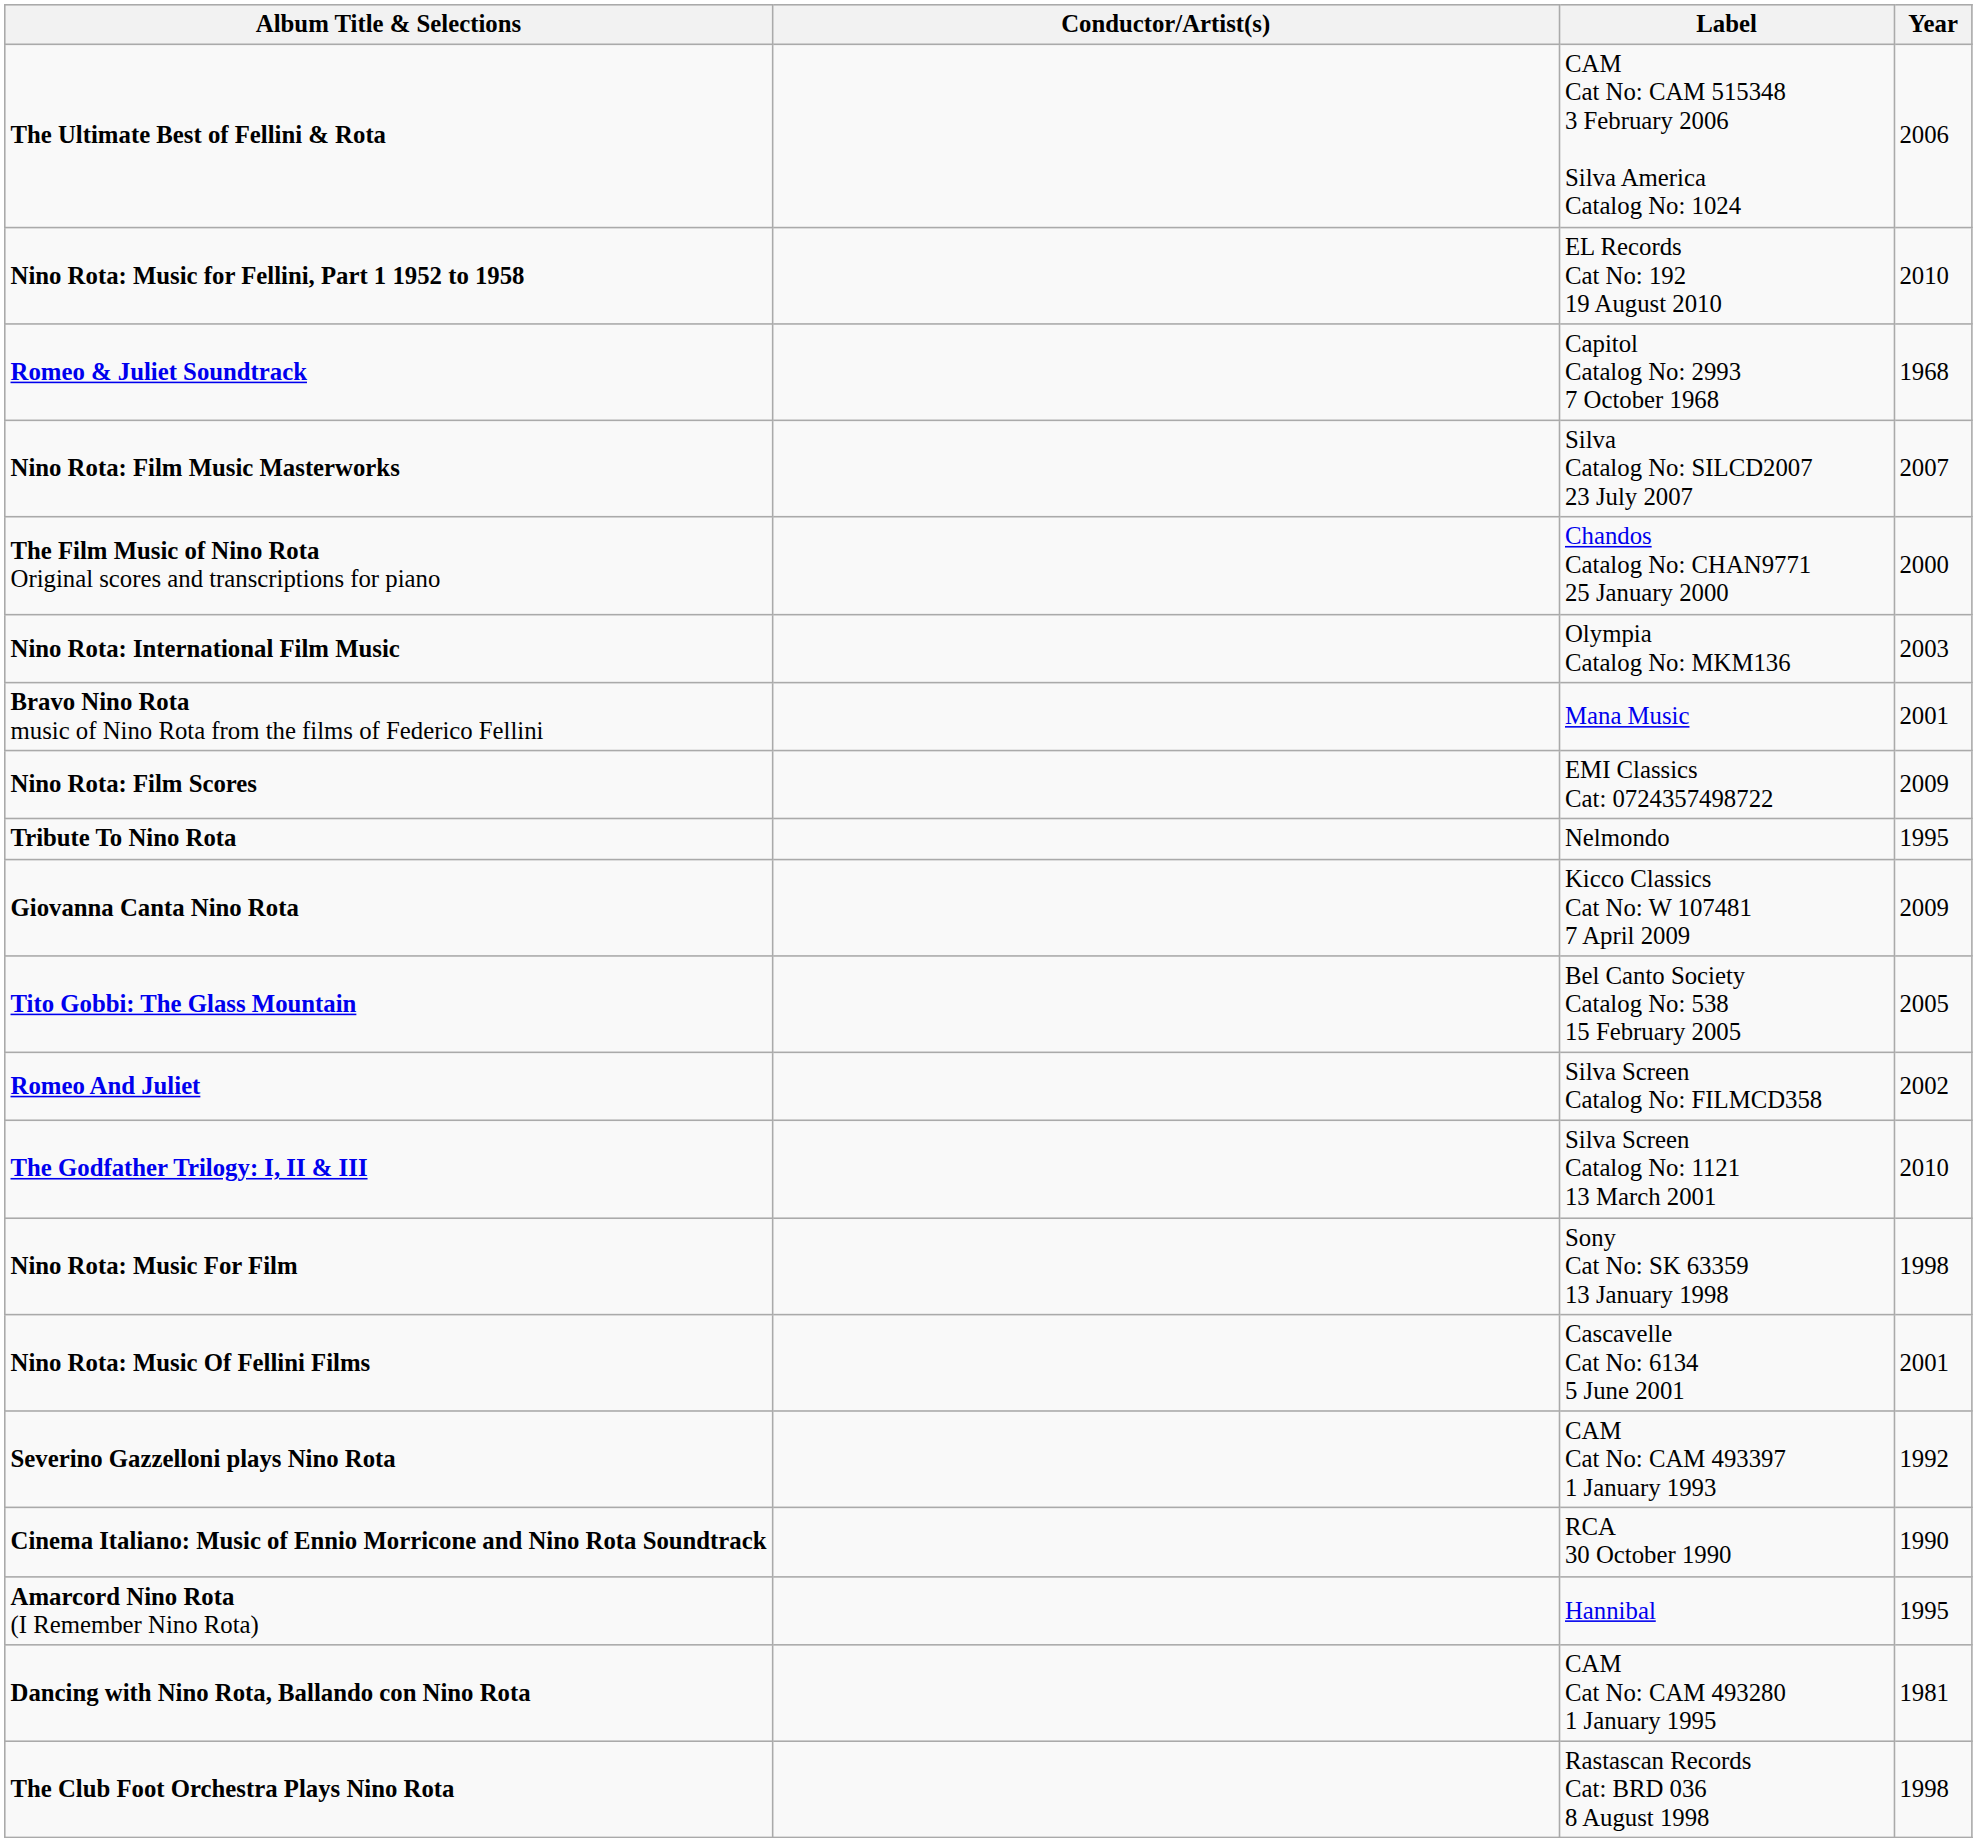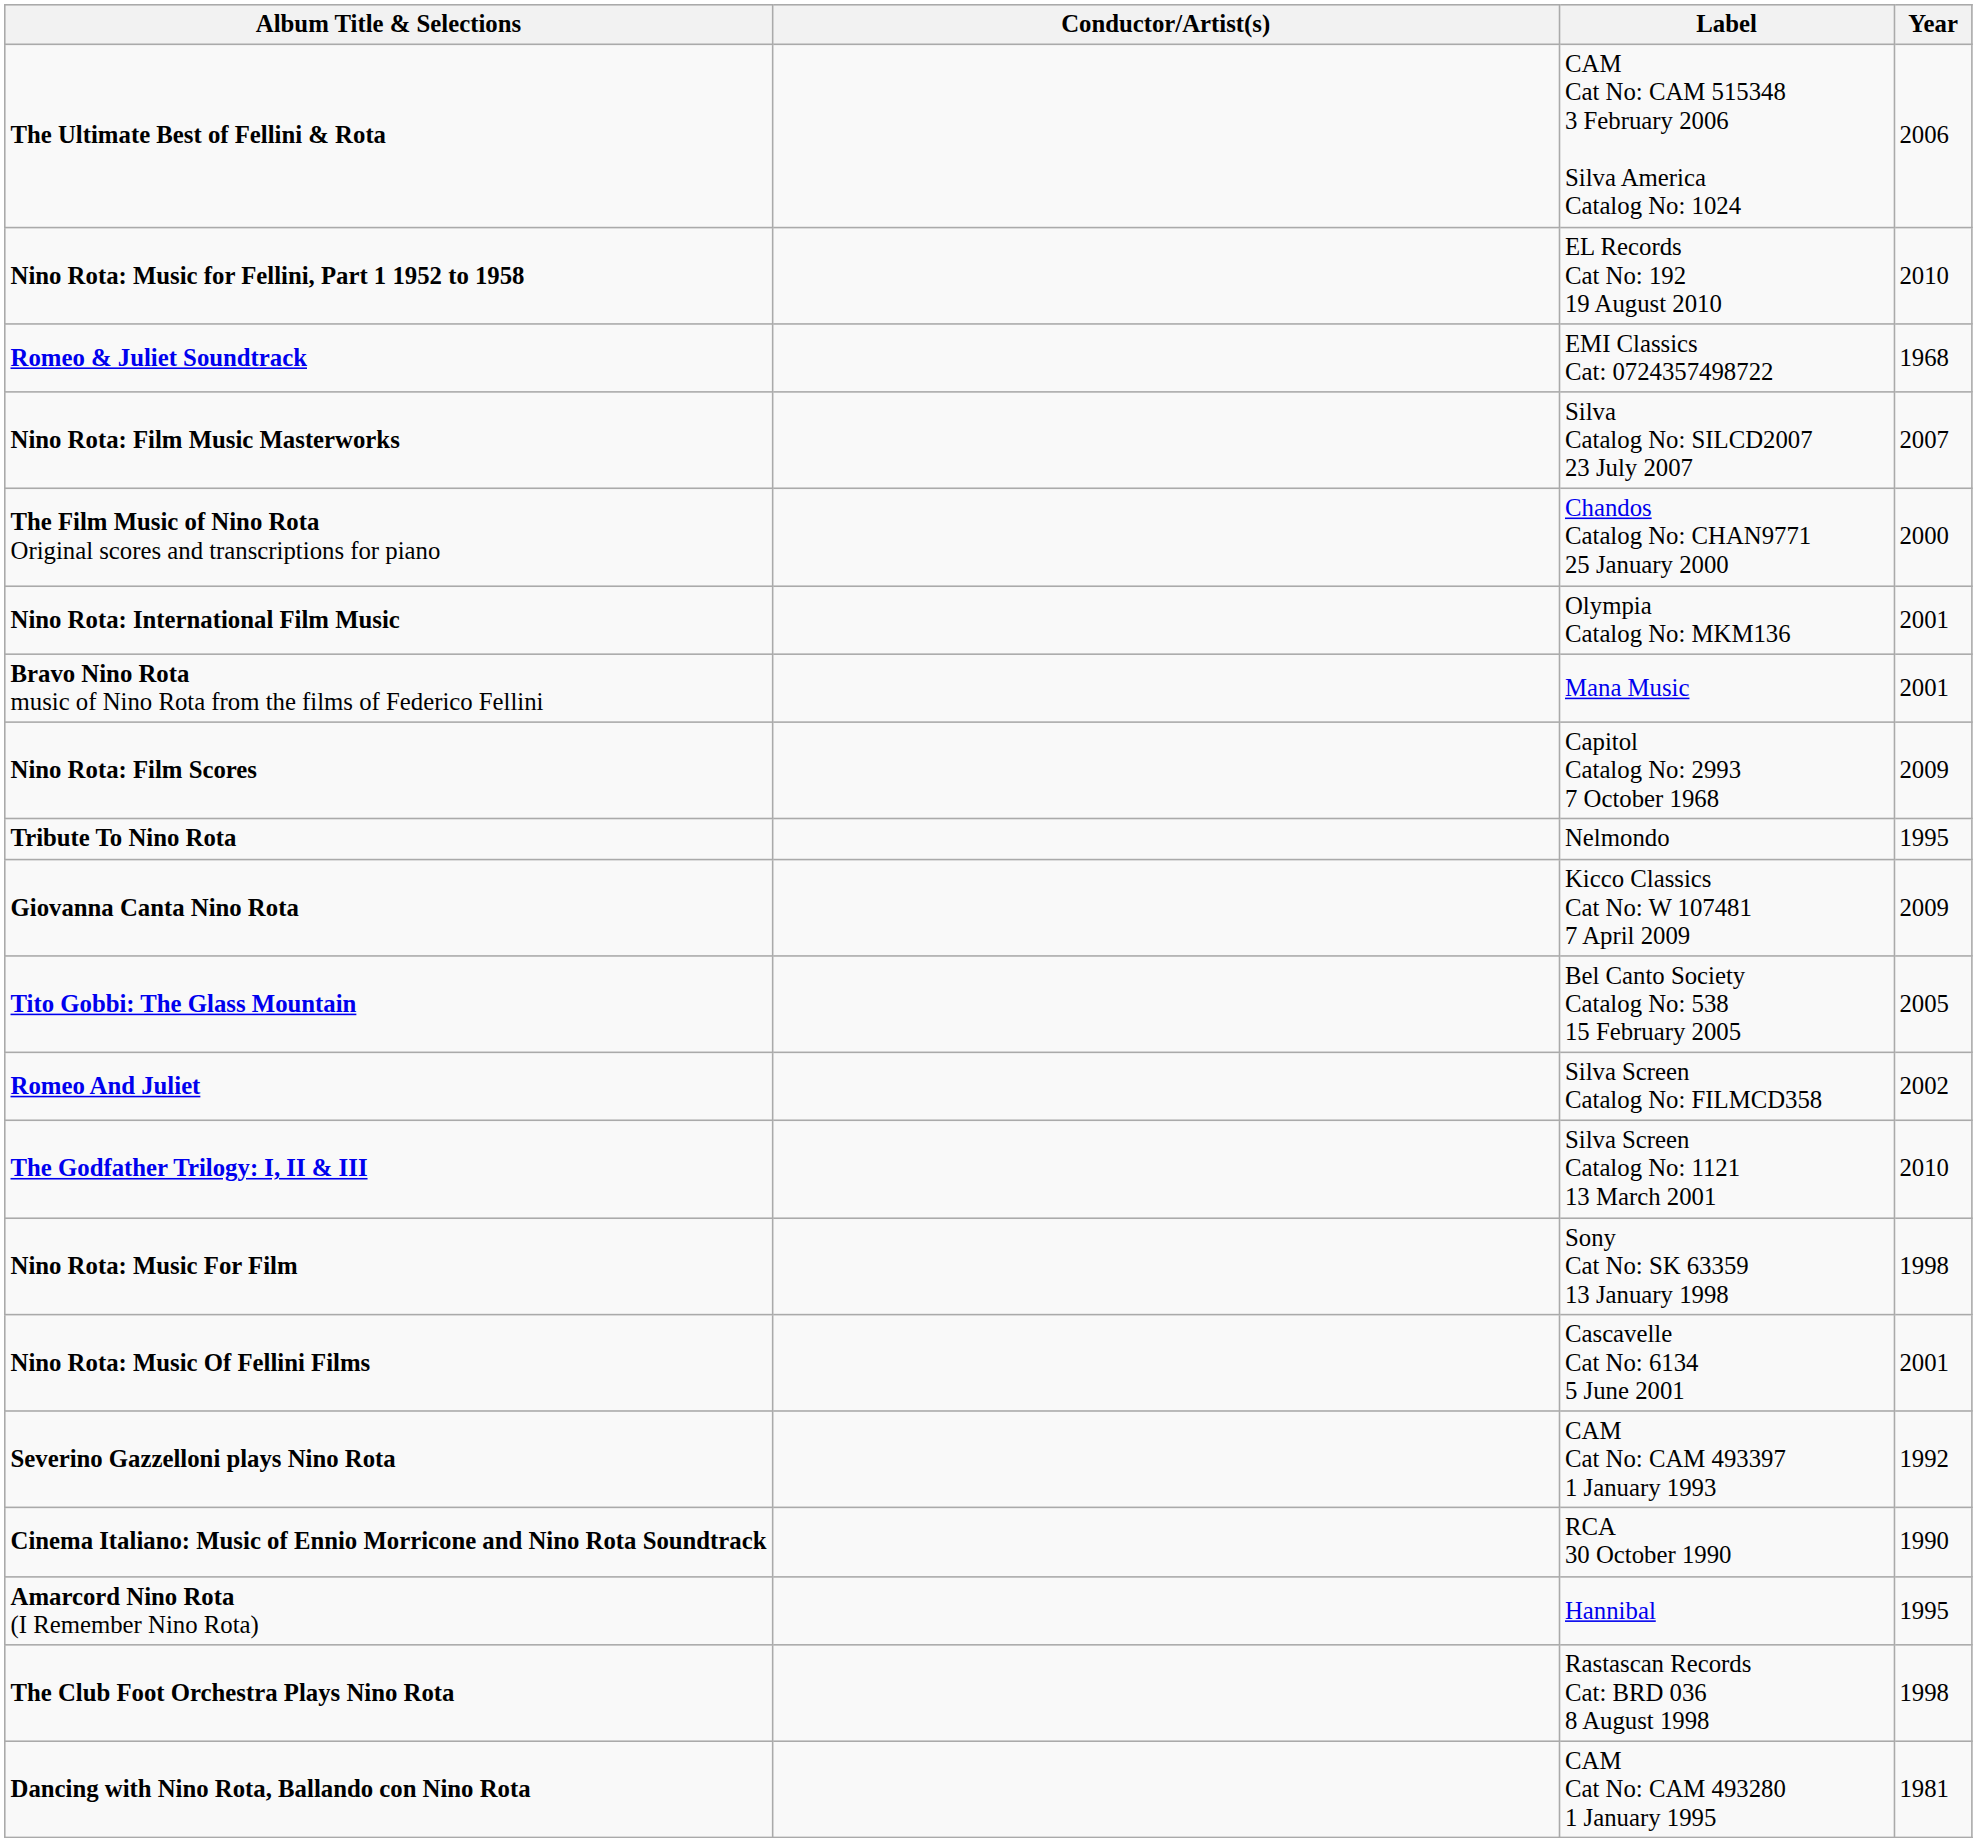(1653, 371) Capitol Catalog No: 2993 7 October 1968 -> (1669, 357) EMI Classics Cat: 0724357498722
(1924, 647) 2003 -> (1924, 618) 2001
(1669, 784) EMI Classics Cat: 0724357498722 -> (1653, 769) Capitol Catalog No: 2993 7 October 1968
rows swapped: (271, 1692) <-> (232, 1788)
